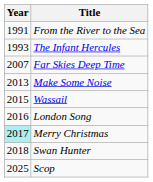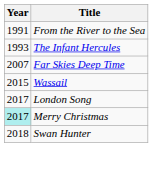- row: (73, 82)
(18, 116) 2016 -> (18, 99) 2017
- row: (44, 168)
